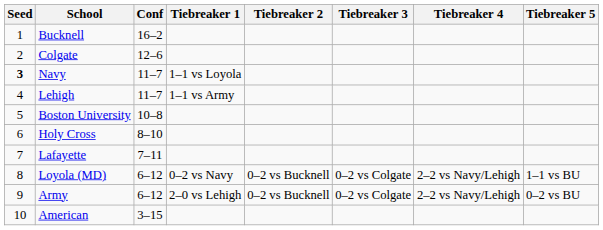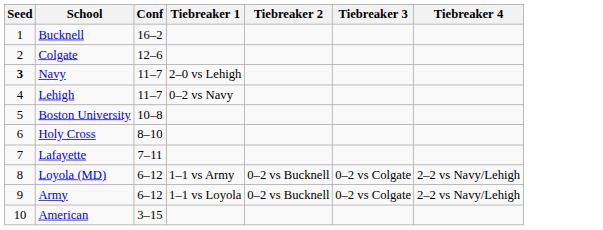- column: (561, 14)
(205, 74) 1–1 vs Loyola -> (205, 74) 2–0 vs Lehigh
(202, 94) 1–1 vs Army -> (201, 94) 0–2 vs Navy
(201, 174) 0–2 vs Navy -> (202, 174) 1–1 vs Army
(205, 194) 2–0 vs Lehigh -> (205, 194) 1–1 vs Loyola
